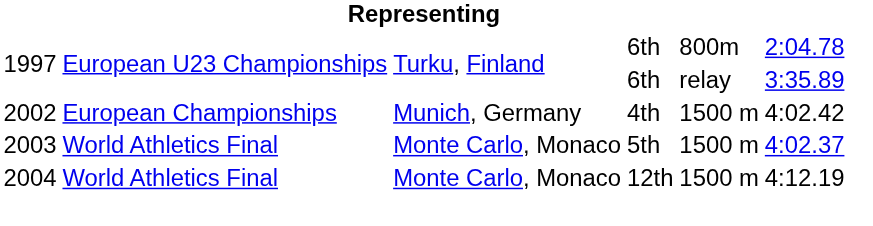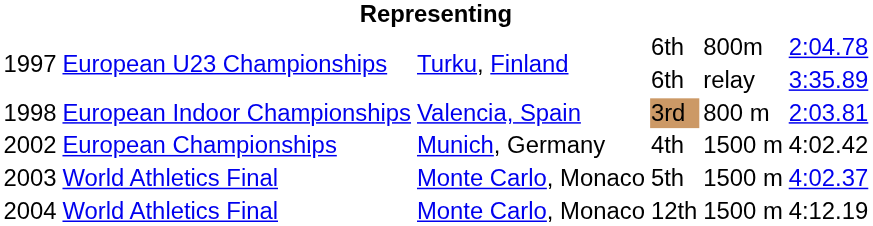+ row: (30, 112)
